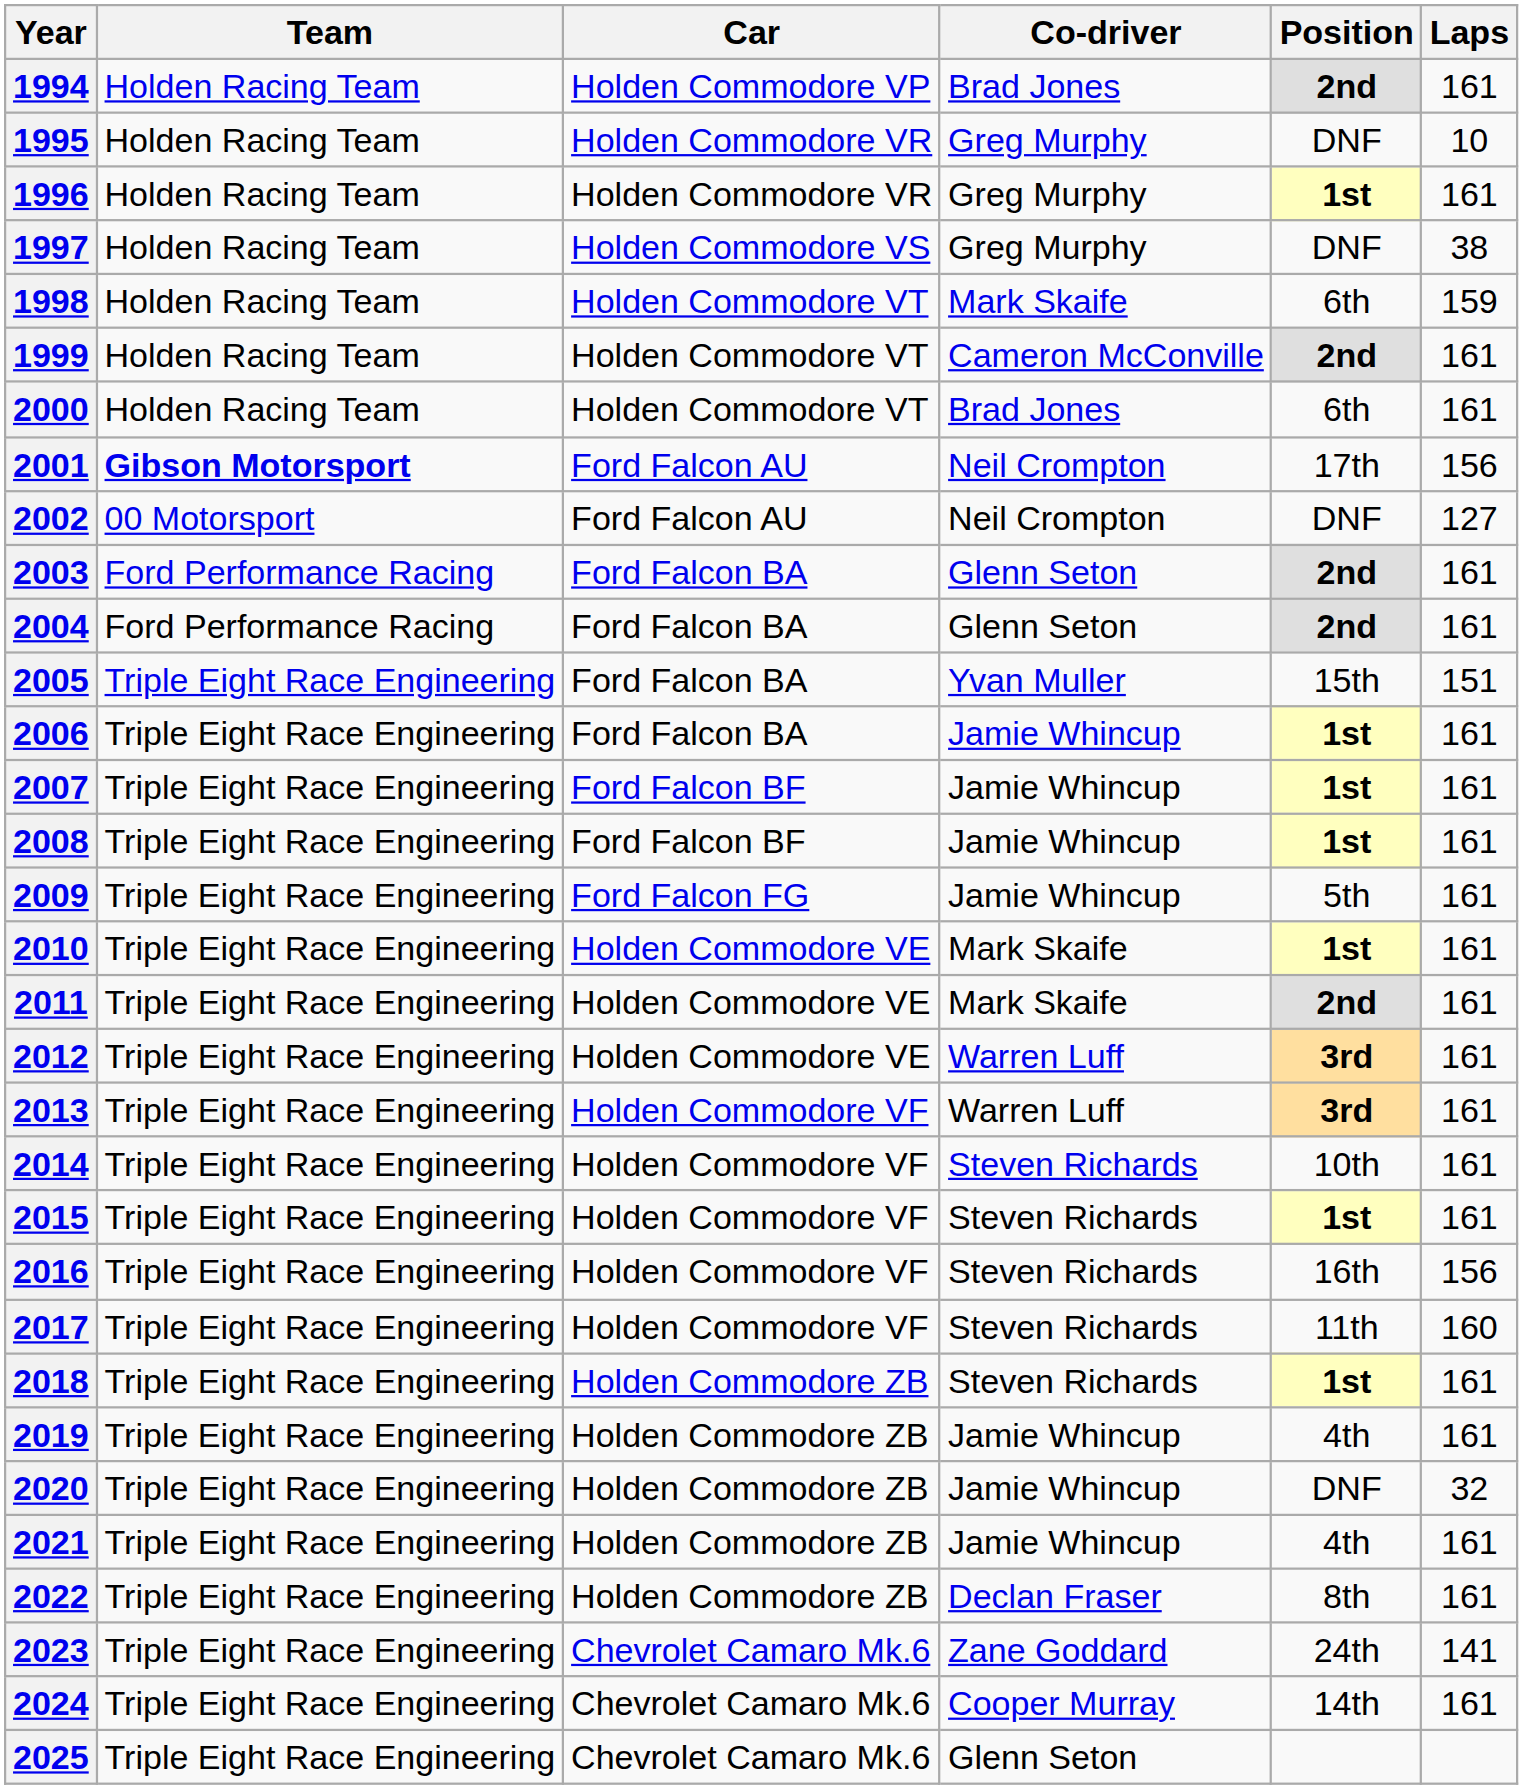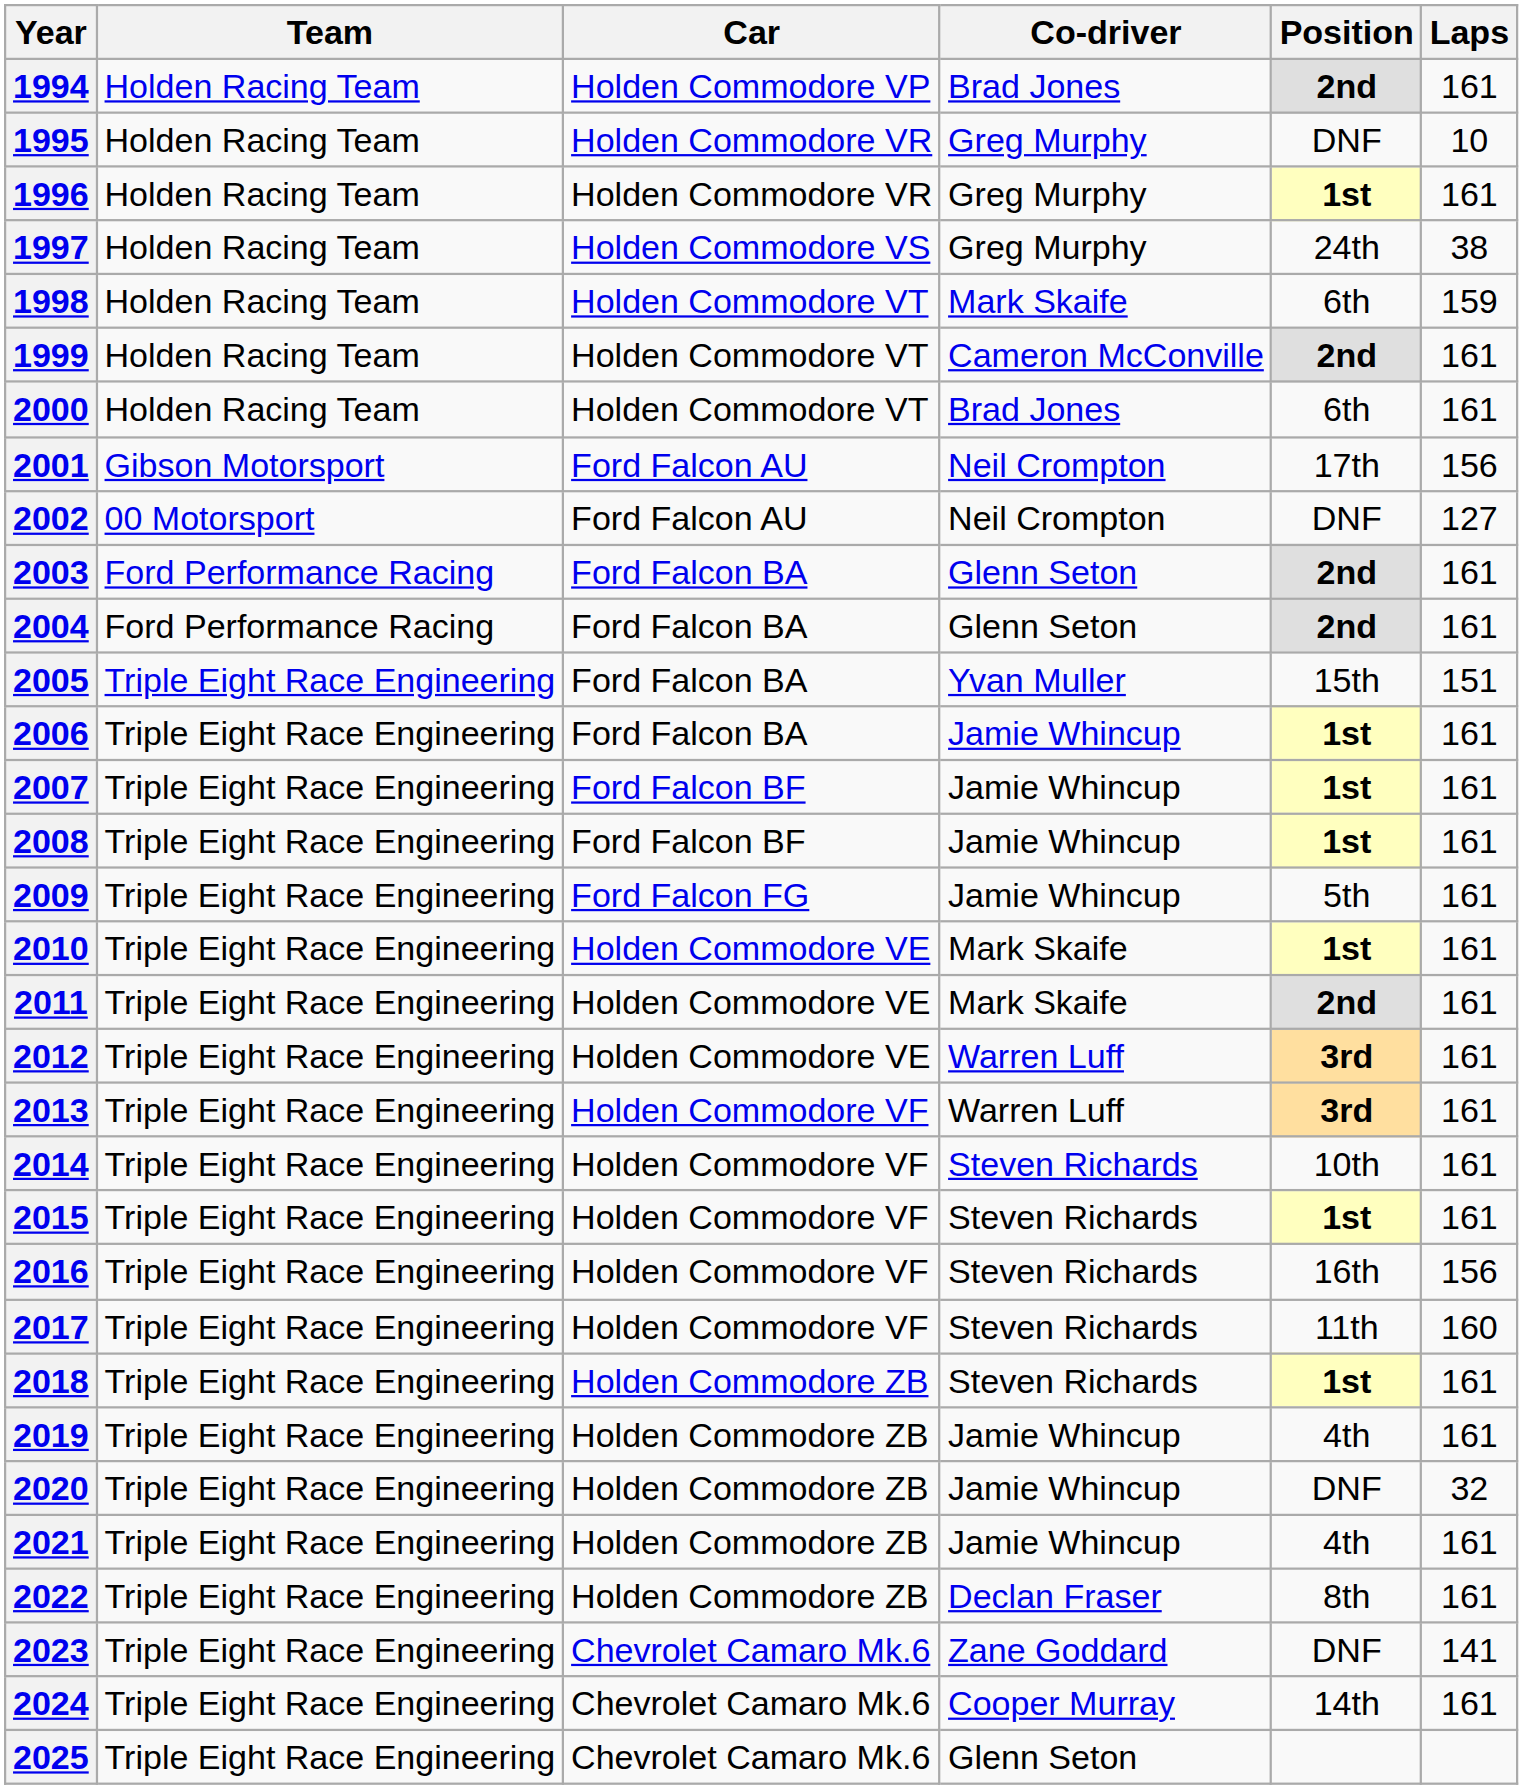(1347, 248) DNF -> (1347, 248) 24th
(258, 463) bold -> (244, 463) normal
(1347, 1649) 24th -> (1347, 1649) DNF
